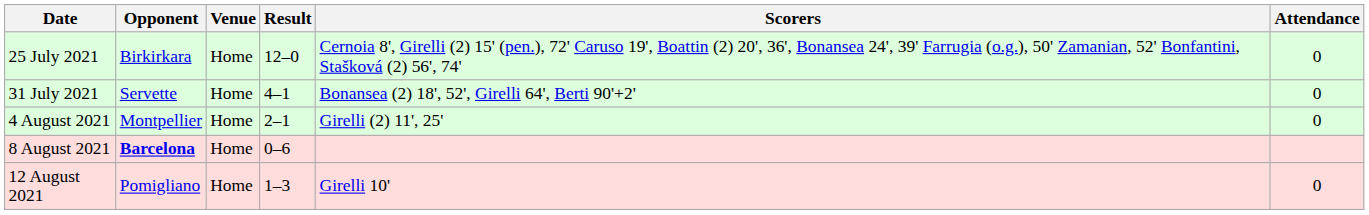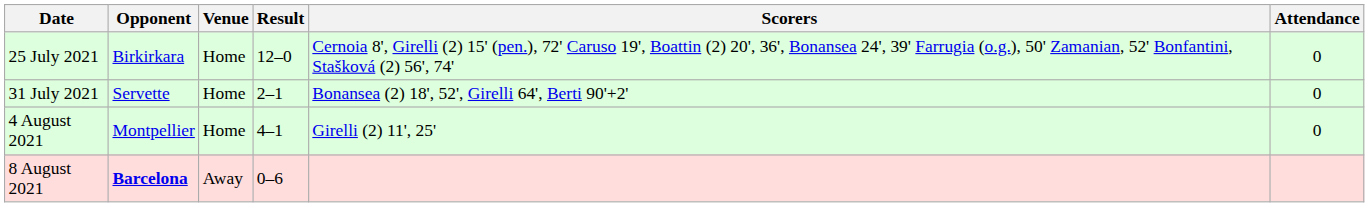(277, 93) 4–1 -> (270, 93) 2–1
(277, 120) 2–1 -> (270, 130) 4–1
(231, 148) Home -> (223, 178) Away
- row: (44, 186)
